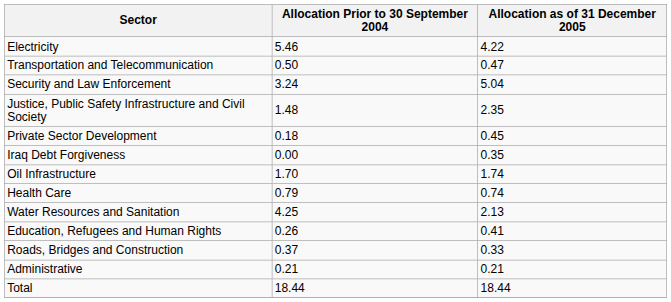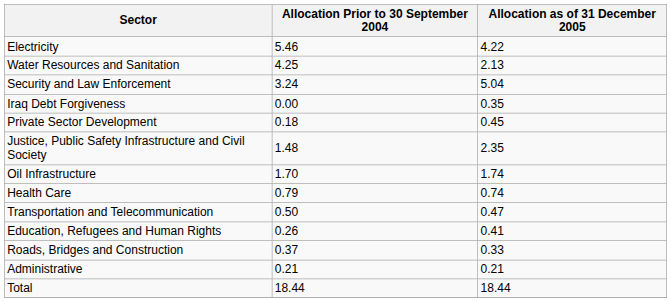rows swapped: (93, 212) <-> (110, 65)
rows swapped: (126, 110) <-> (66, 155)
